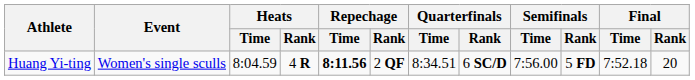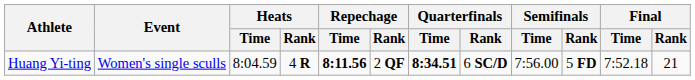(434, 63) normal -> (434, 63) bold
(670, 63) 20 -> (671, 63) 21
